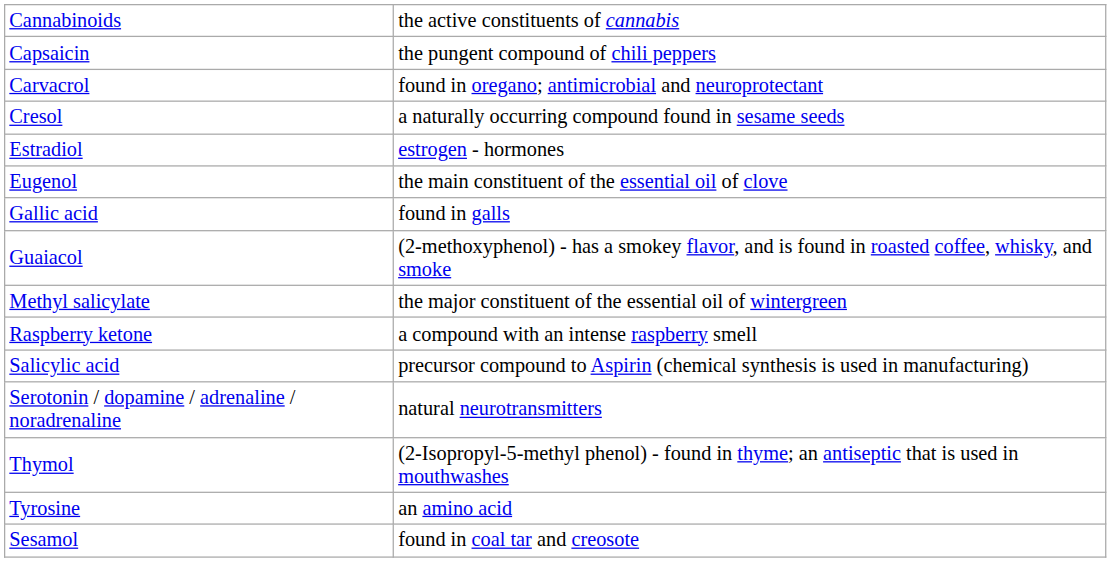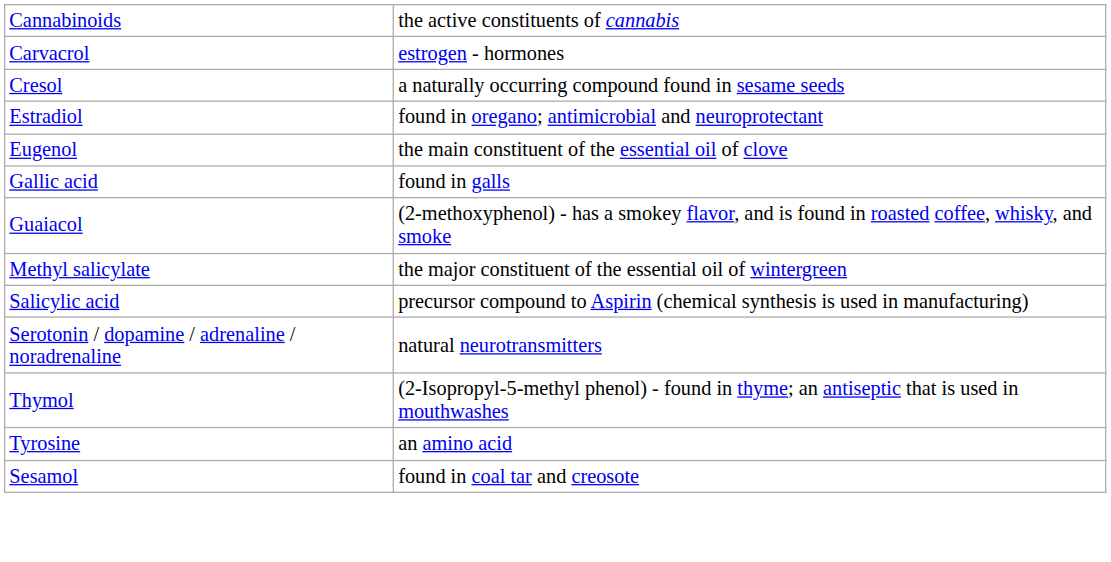- row: (49, 52)
(611, 85) found in oregano; antimicrobial and neuroprotectant -> (481, 52) estrogen - hormones
(481, 149) estrogen - hormones -> (611, 117) found in oregano; antimicrobial and neuroprotectant
- row: (81, 333)
